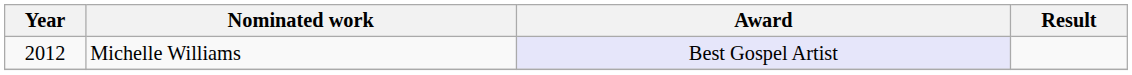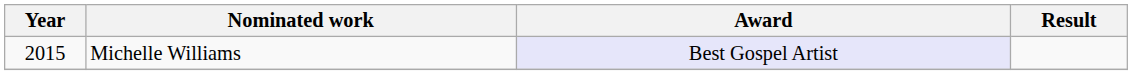(45, 52) 2012 -> (45, 52) 2015
